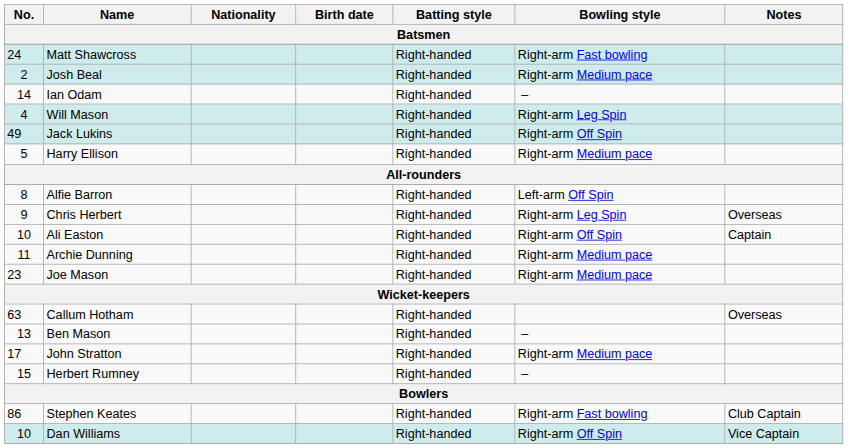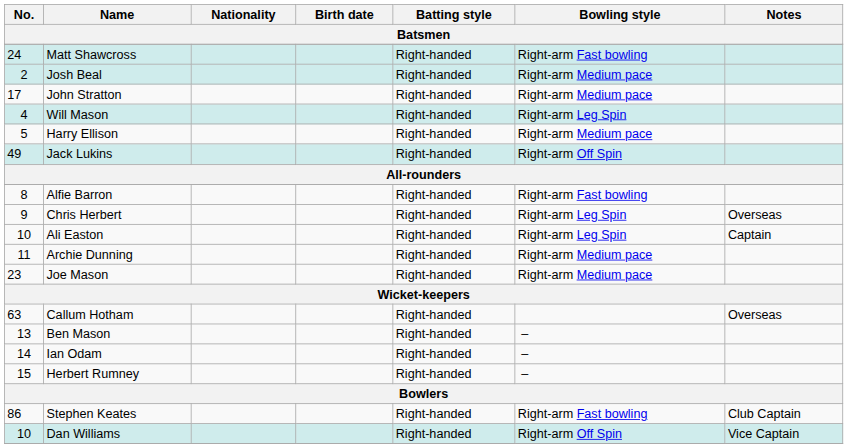rows swapped: (84, 354) <-> (74, 94)
rows swapped: (82, 154) <-> (79, 134)
(566, 194) Left-arm Off Spin -> (583, 194) Right-arm Fast bowling
(570, 234) Right-arm Off Spin -> (572, 234) Right-arm Leg Spin
